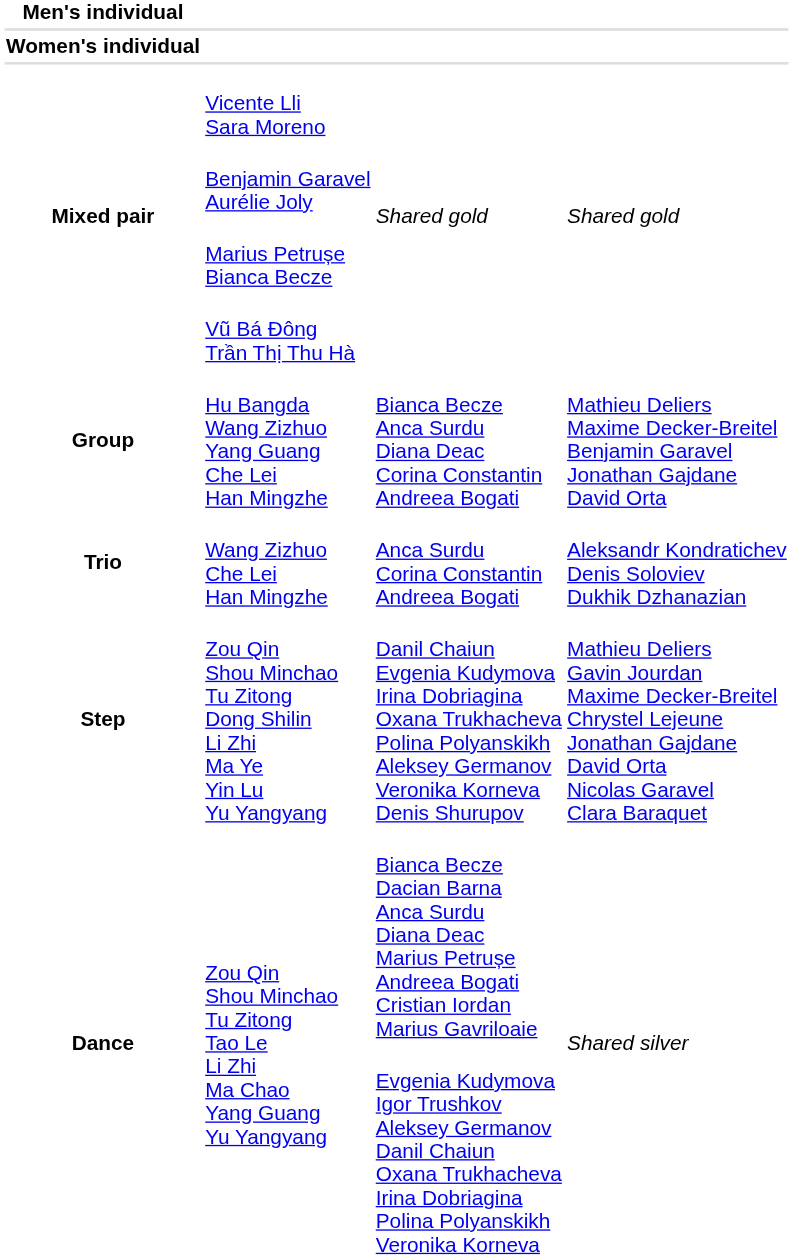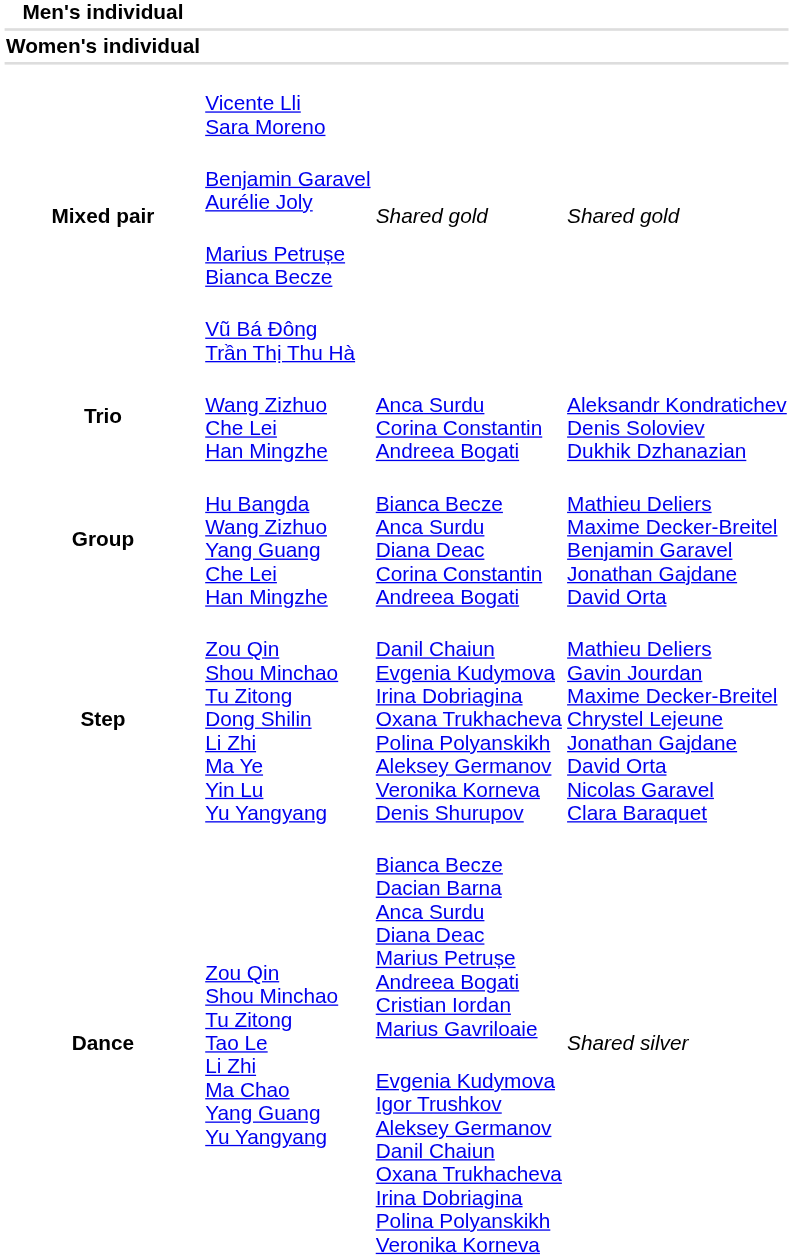rows swapped: (103, 562) <-> (103, 440)
